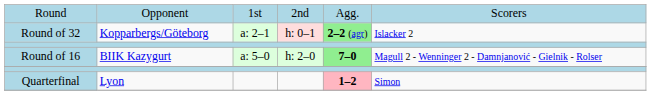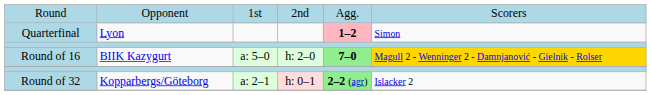rows swapped: (51, 32) <-> (51, 81)
(488, 57) no background -> (488, 57) gold background
